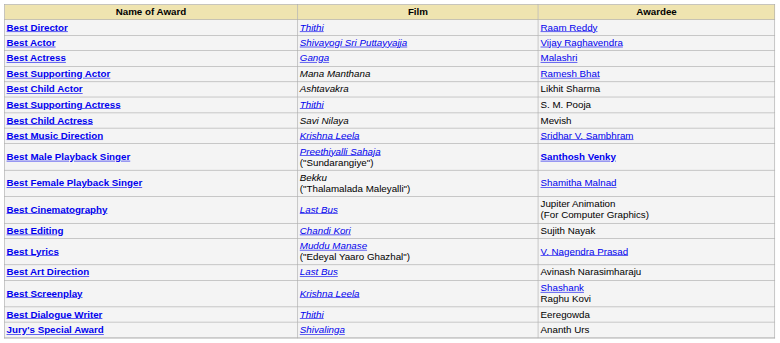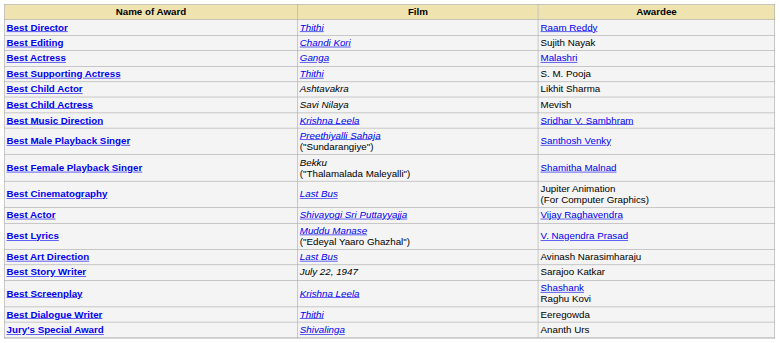rows swapped: (31, 43) <-> (35, 230)
- row: (58, 74)
rows swapped: (64, 105) <-> (45, 89)
(578, 157) bold -> (576, 141) normal
+ row: (46, 272)
